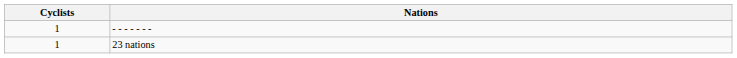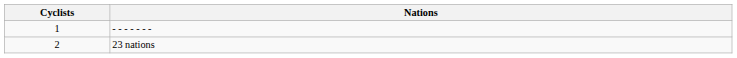(57, 45) 1 -> (57, 45) 2
